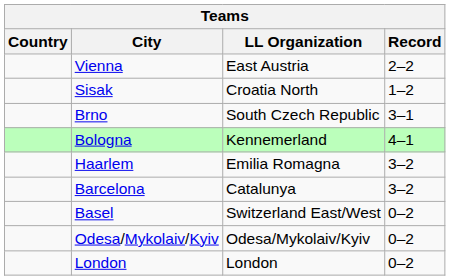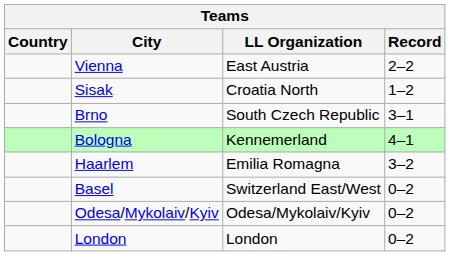- row: (110, 189)
